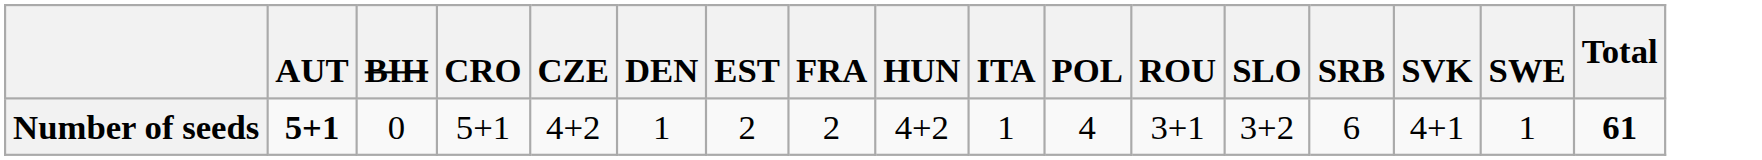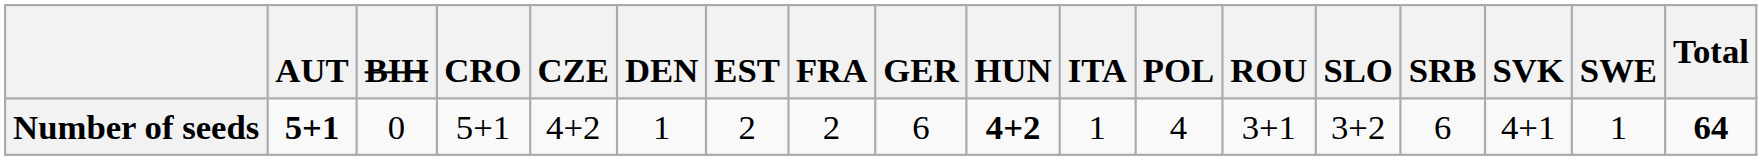+ column: (921, 71)
(922, 126) normal -> (1013, 126) bold
(1620, 126) 61 -> (1711, 126) 64
